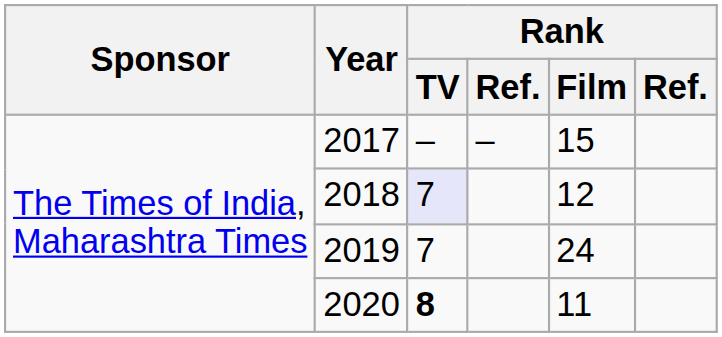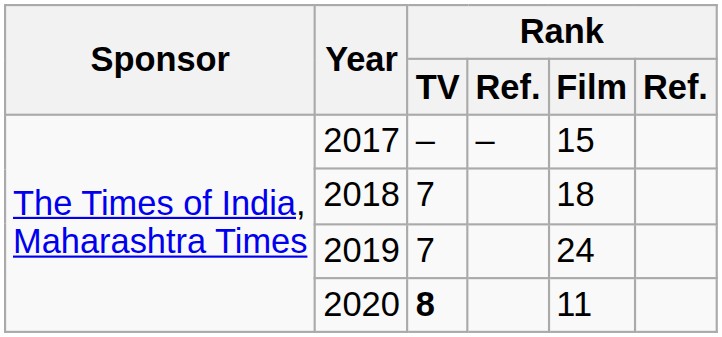(425, 195) lavender background -> (425, 195) no background
(575, 195) 12 -> (575, 195) 18
